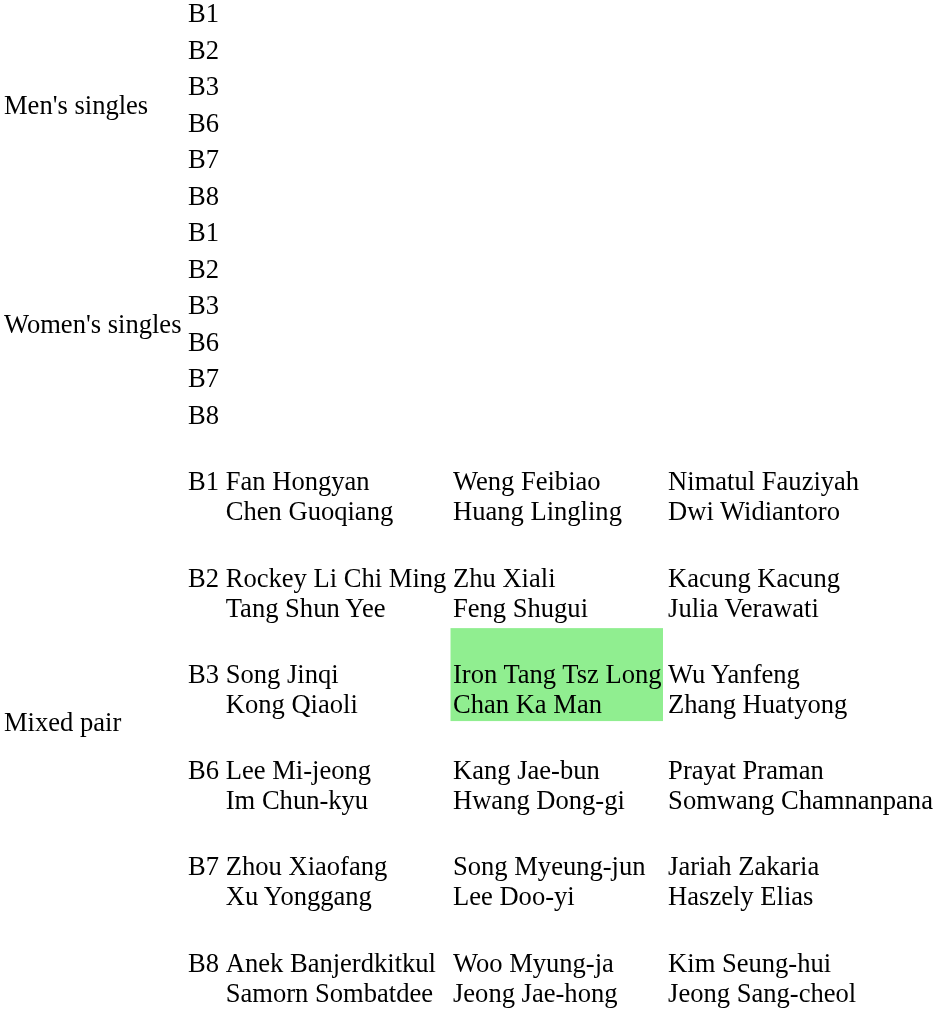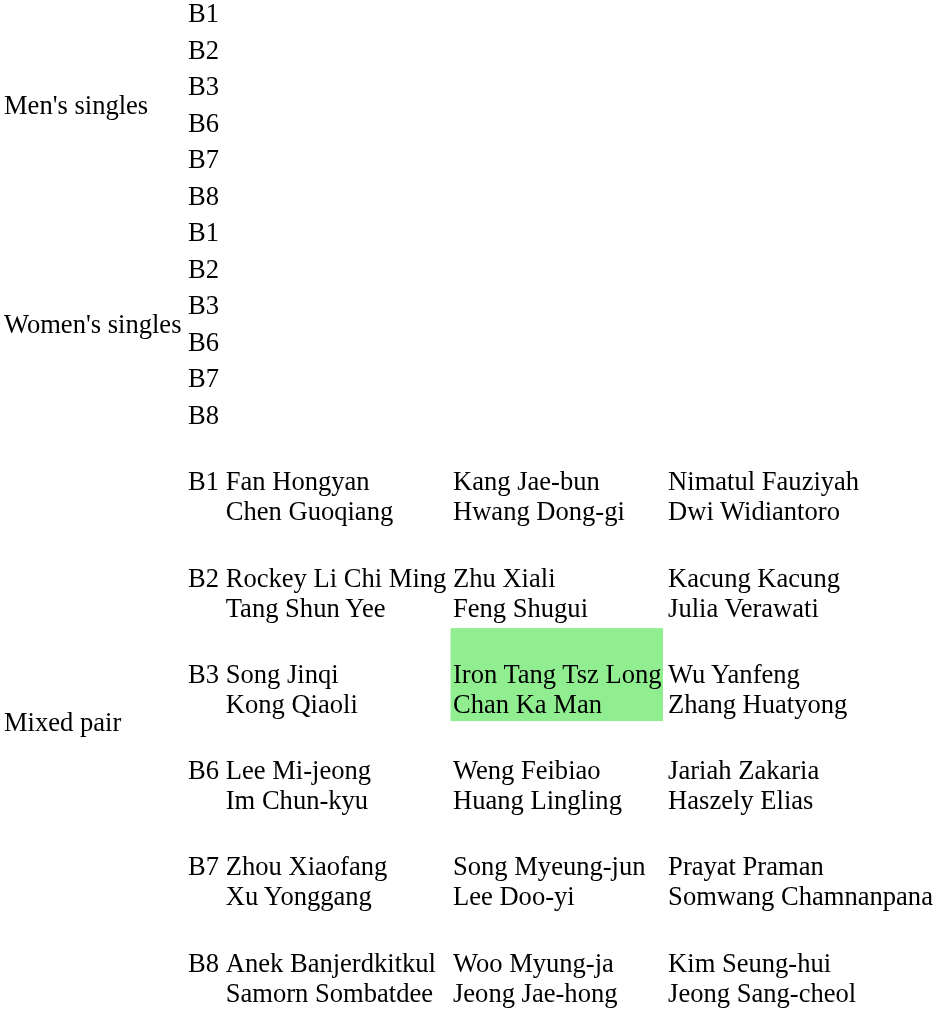(537, 496) Weng Feibiao Huang Lingling -> (539, 496) Kang Jae-bun Hwang Dong-gi
(539, 785) Kang Jae-bun Hwang Dong-gi -> (537, 785) Weng Feibiao Huang Lingling
(801, 785) Prayat Praman Somwang Chamnanpana -> (744, 785) Jariah Zakaria Haszely Elias
(744, 881) Jariah Zakaria Haszely Elias -> (801, 881) Prayat Praman Somwang Chamnanpana
